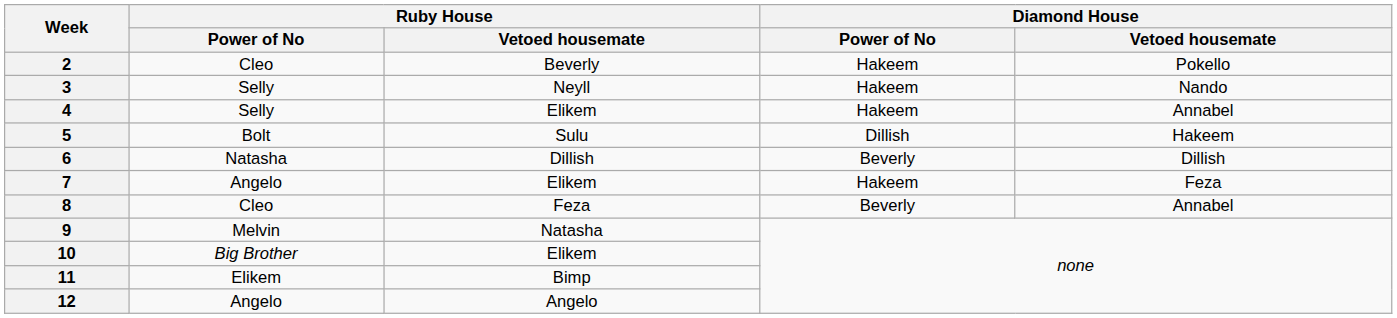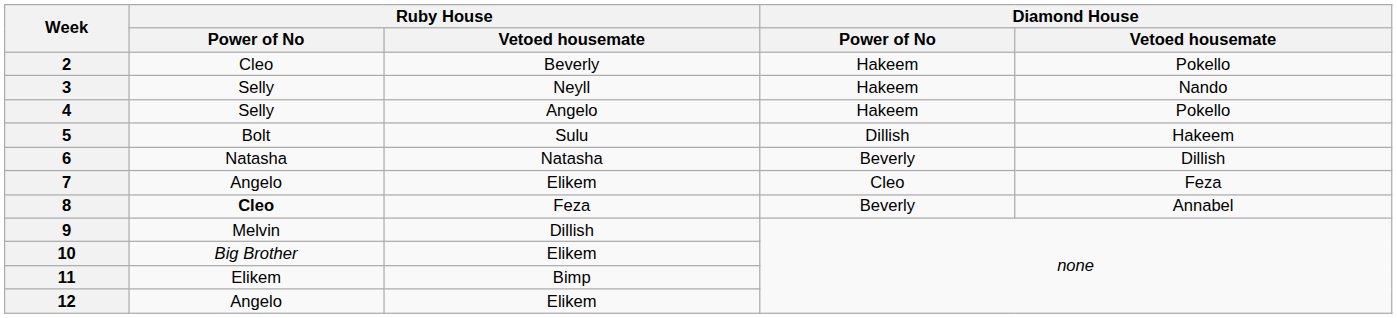(572, 111) Elikem -> (572, 111) Angelo
(1203, 111) Annabel -> (1203, 111) Pokello
(572, 158) Dillish -> (572, 158) Natasha
(887, 182) Hakeem -> (887, 182) Cleo
(256, 206) normal -> (256, 206) bold
(572, 229) Natasha -> (572, 229) Dillish
(572, 301) Angelo -> (572, 301) Elikem
